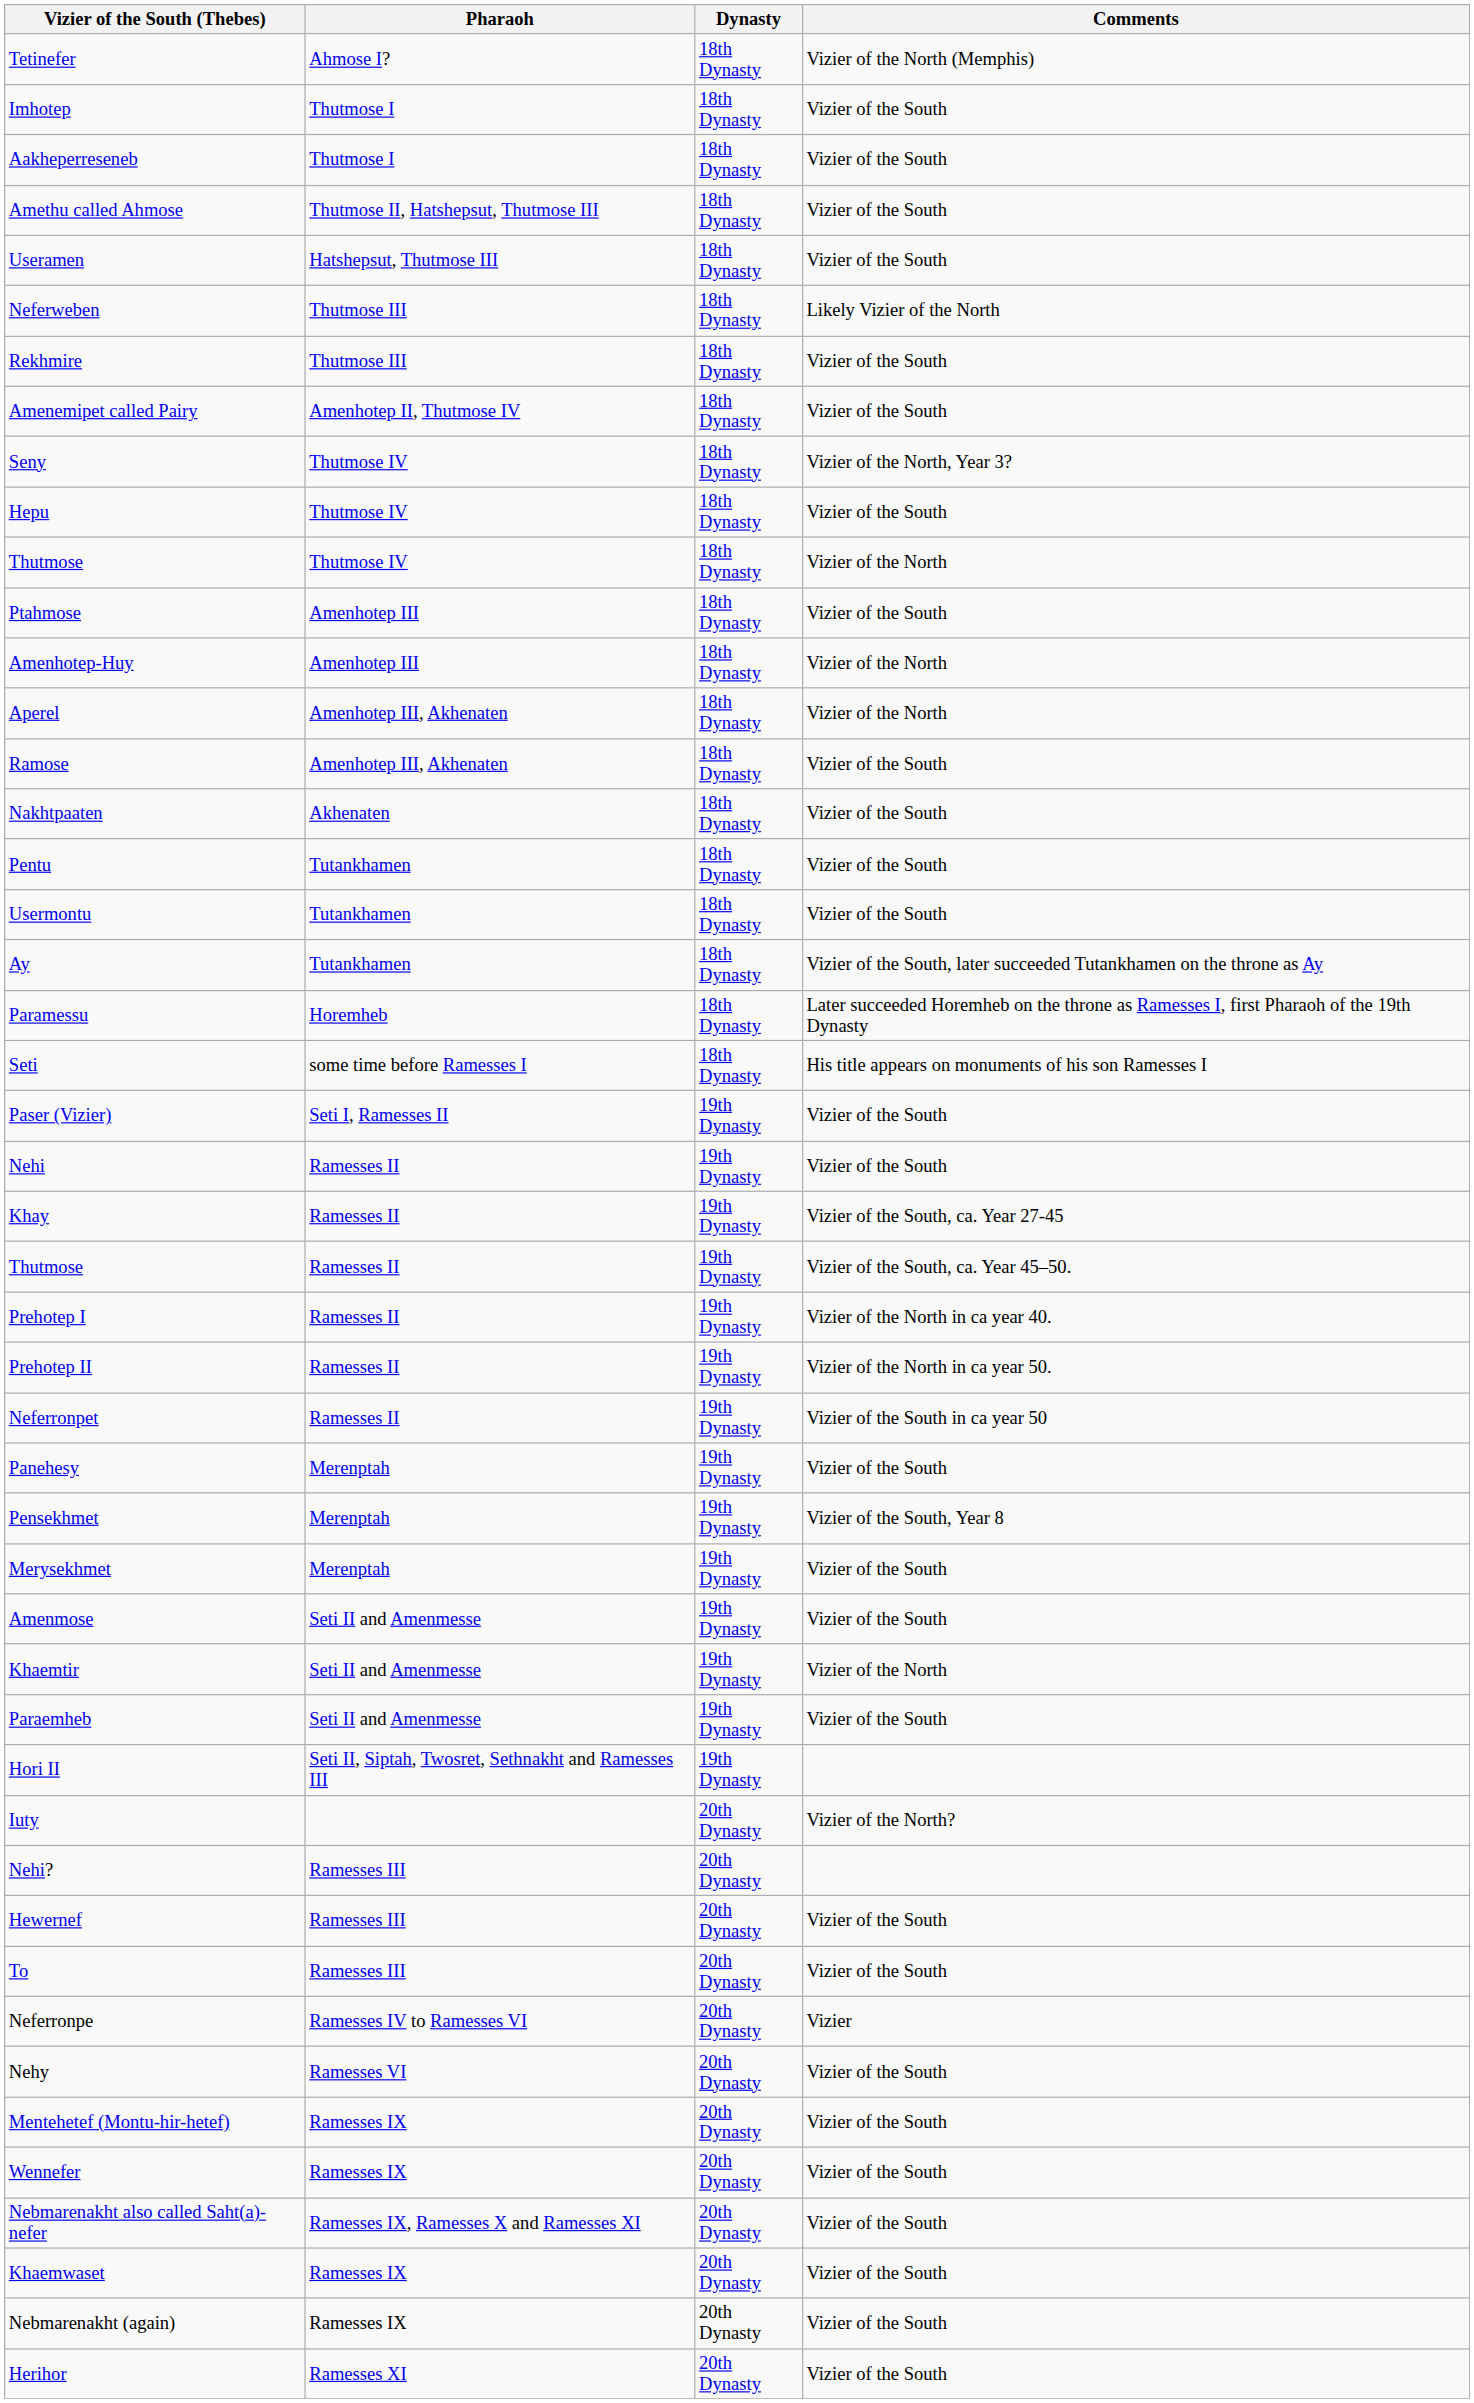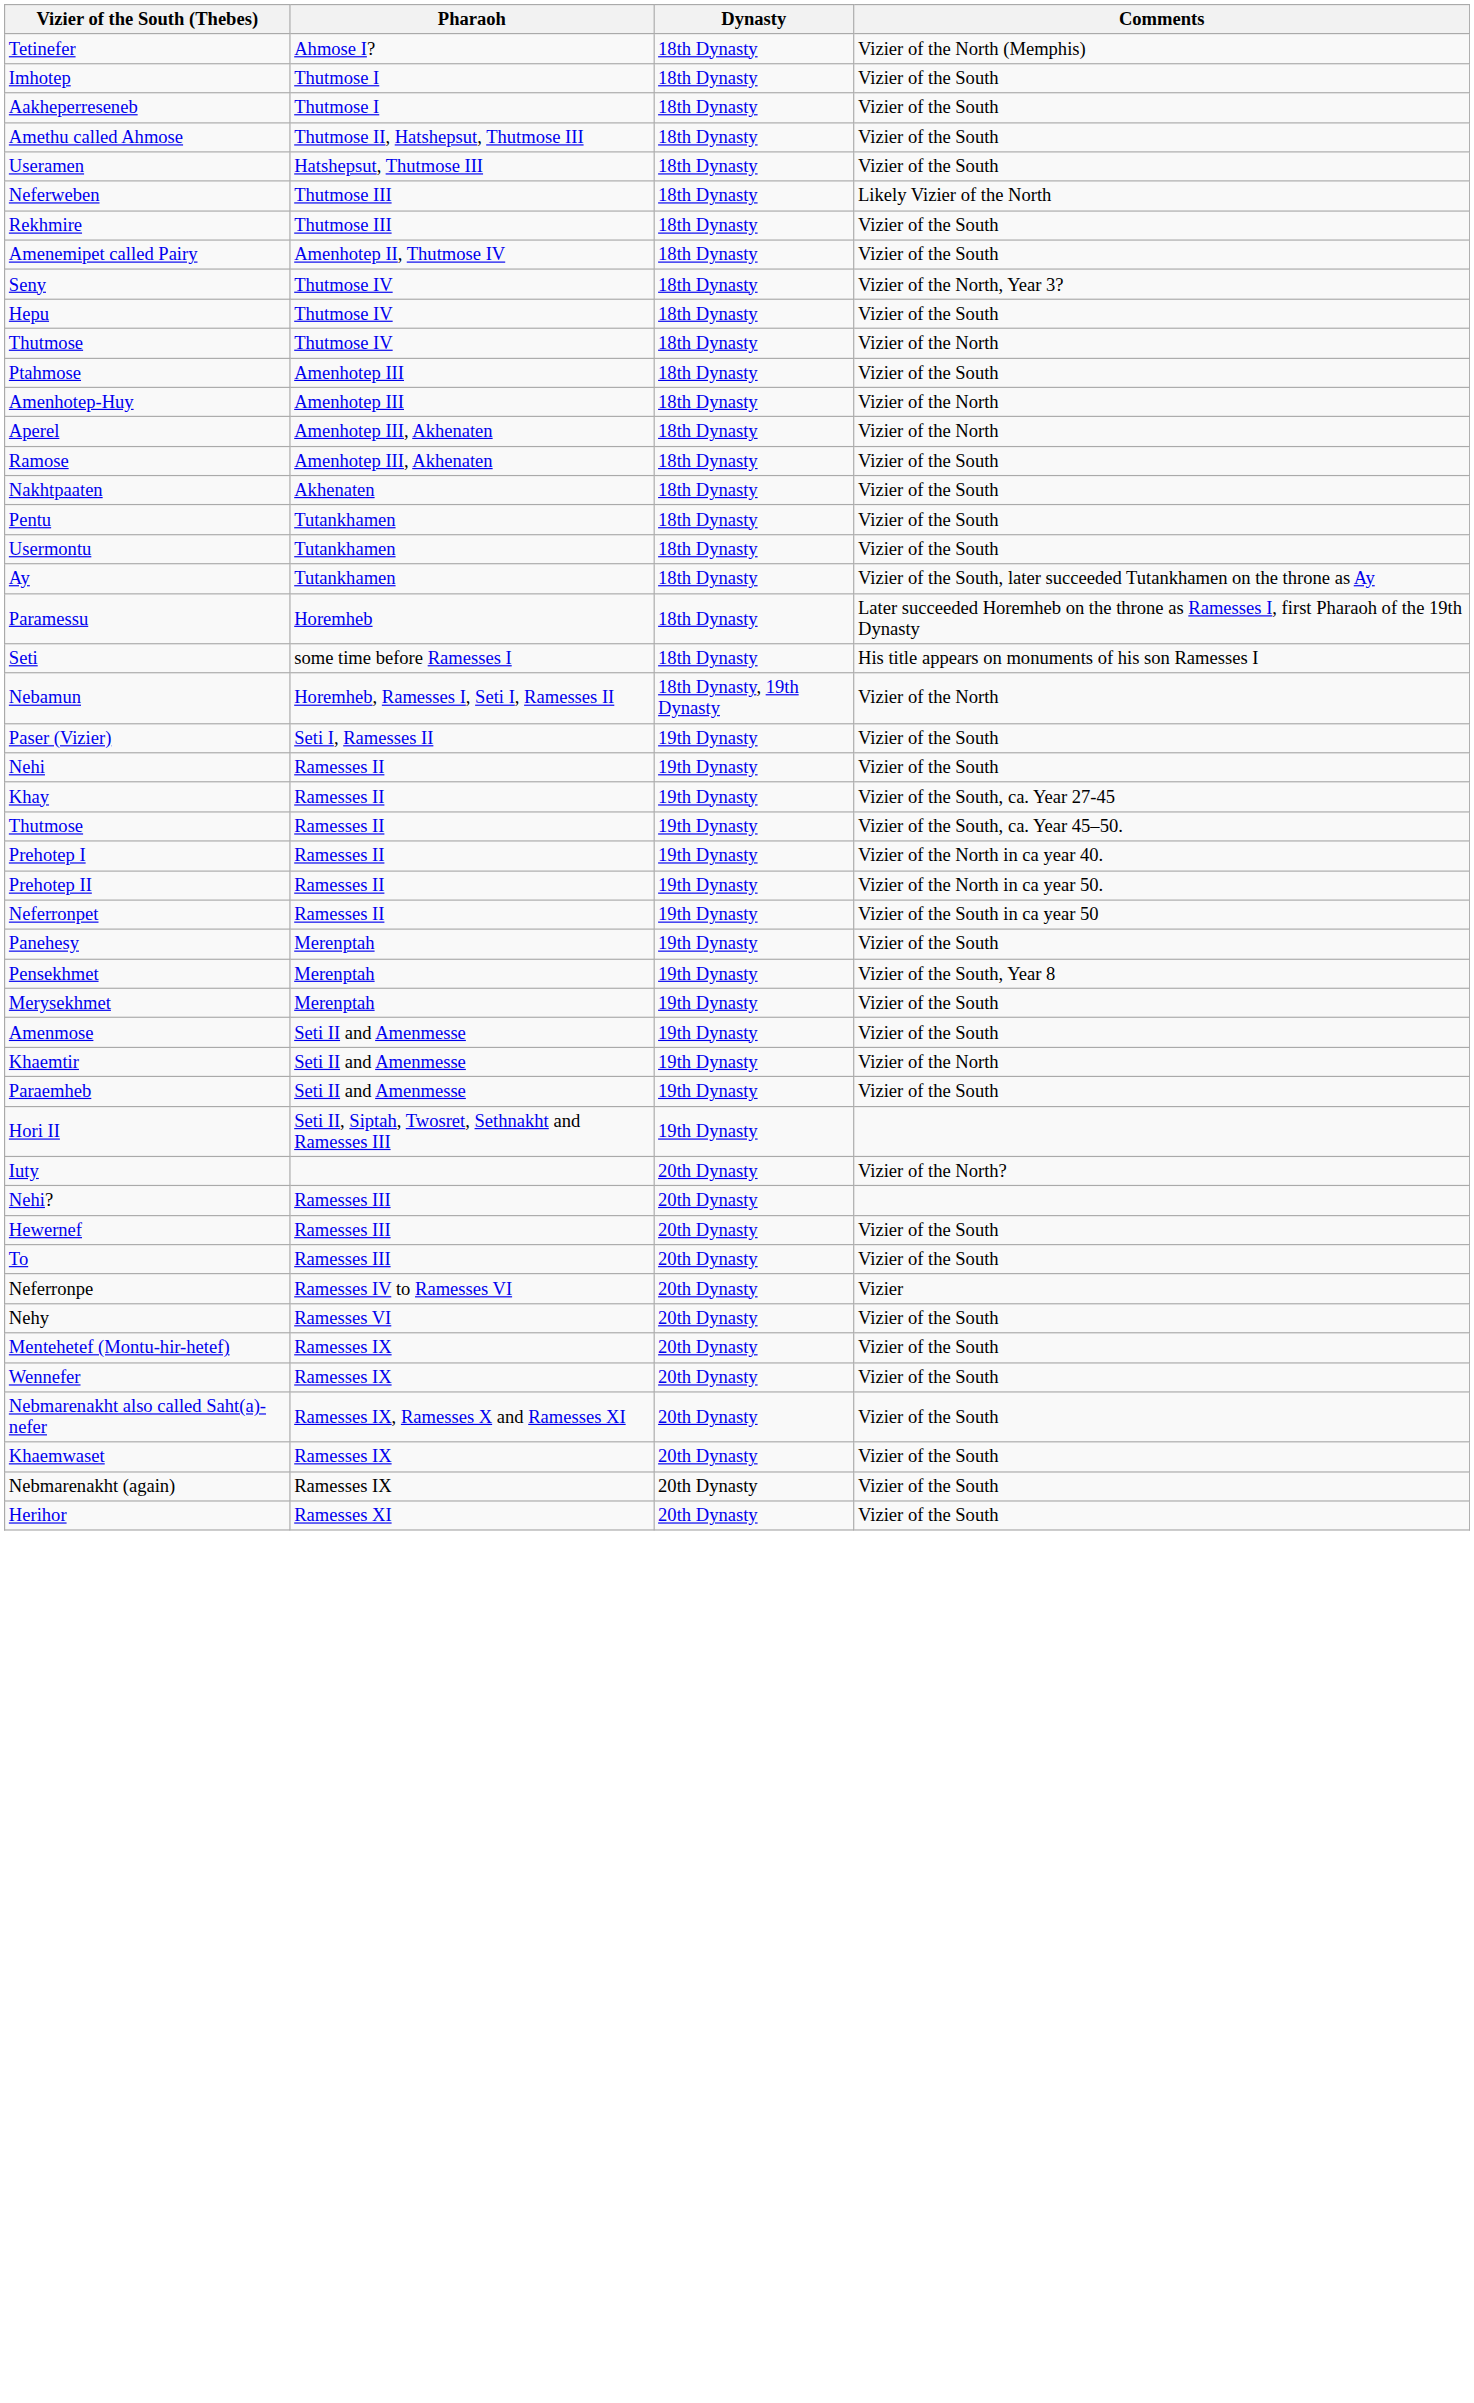+ row: (45, 698)
